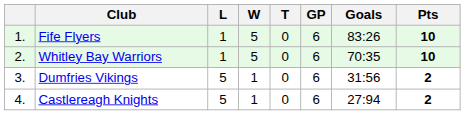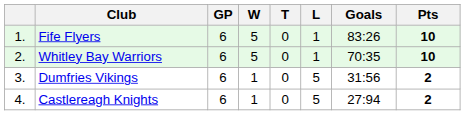columns swapped: (316, 15) <-> (223, 15)
